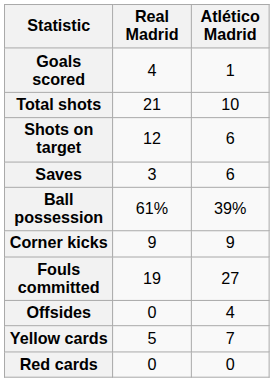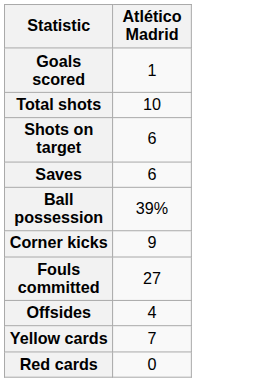- column: (152, 26)
